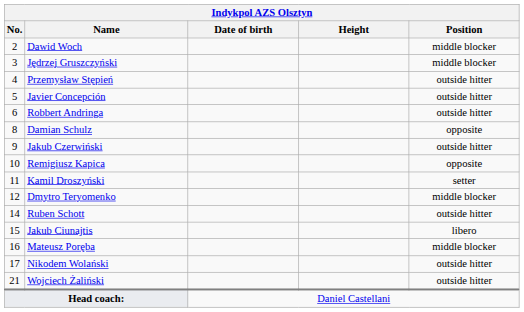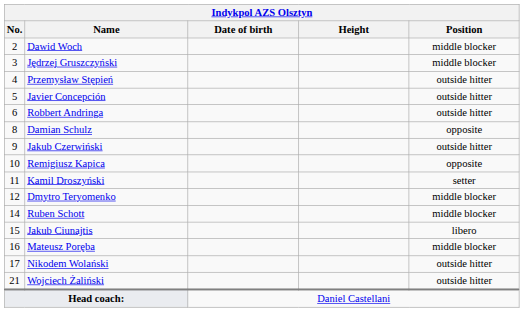(464, 213) outside hitter -> (464, 213) middle blocker
